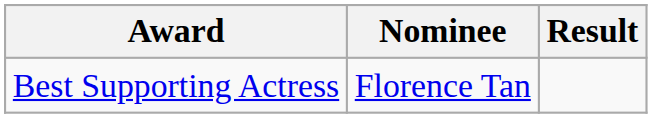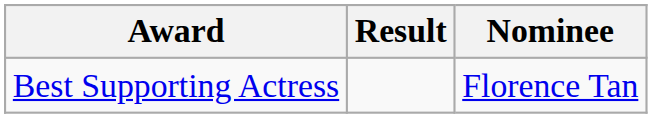columns swapped: (443, 31) <-> (592, 31)
